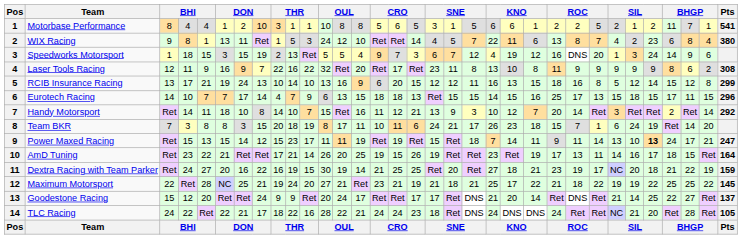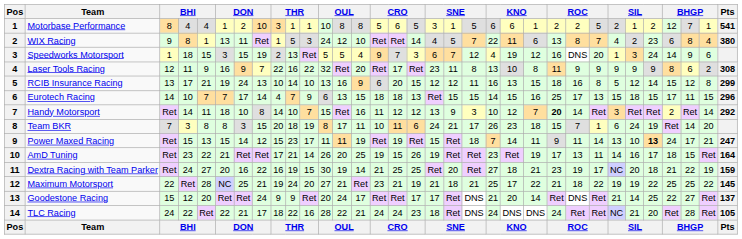(672, 25) 11 -> (672, 25) 12
(416, 112) 21 -> (416, 112) 12
(557, 112) normal -> (557, 112) bold
